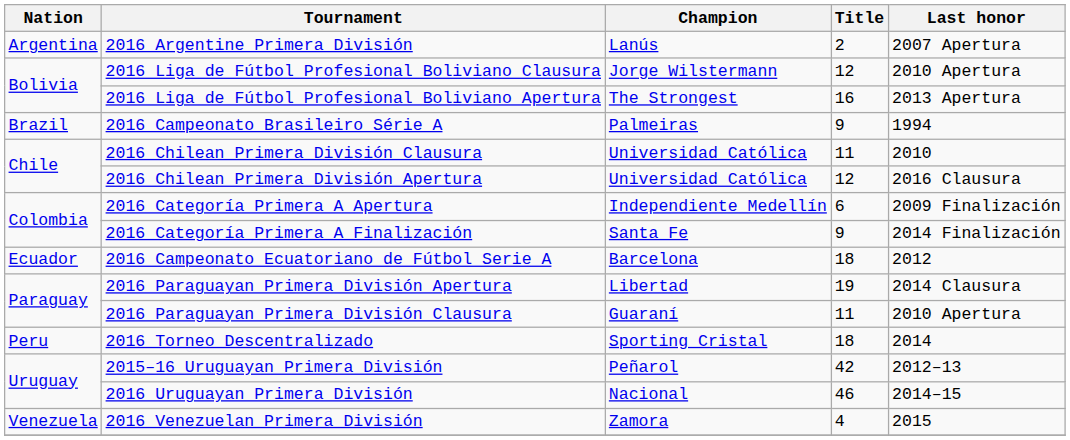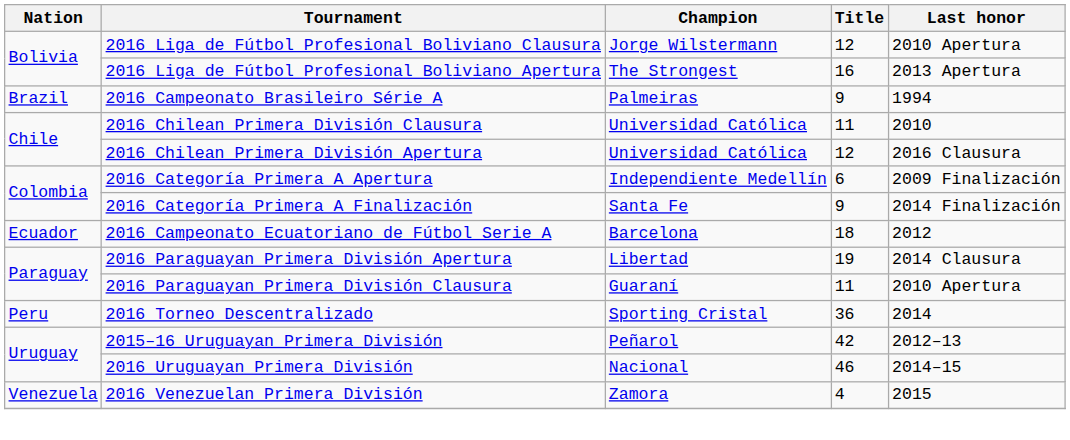- row: (259, 45)
(845, 341) 18 -> (845, 314) 36
